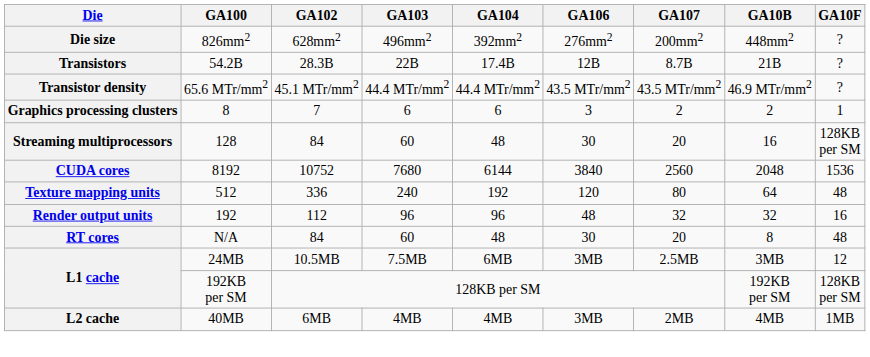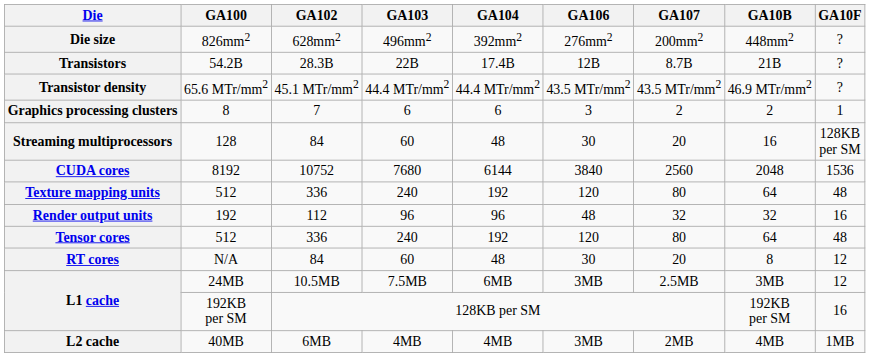+ row: (93, 237)
(840, 237) 48 -> (840, 259) 12
(840, 289) 128KB per SM -> (840, 311) 16
